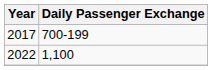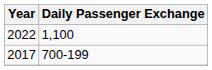rows swapped: (22, 34) <-> (22, 55)
